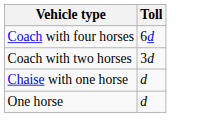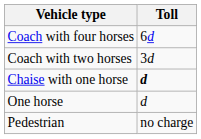(144, 79) normal -> (144, 79) bold
+ row: (36, 123)
